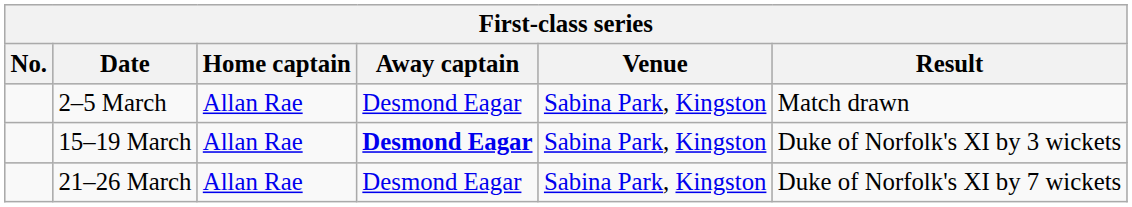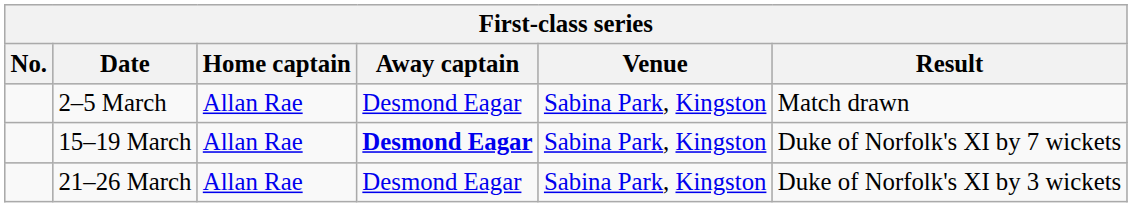(950, 142) Duke of Norfolk's XI by 3 wickets -> (950, 142) Duke of Norfolk's XI by 7 wickets
(950, 181) Duke of Norfolk's XI by 7 wickets -> (950, 181) Duke of Norfolk's XI by 3 wickets
